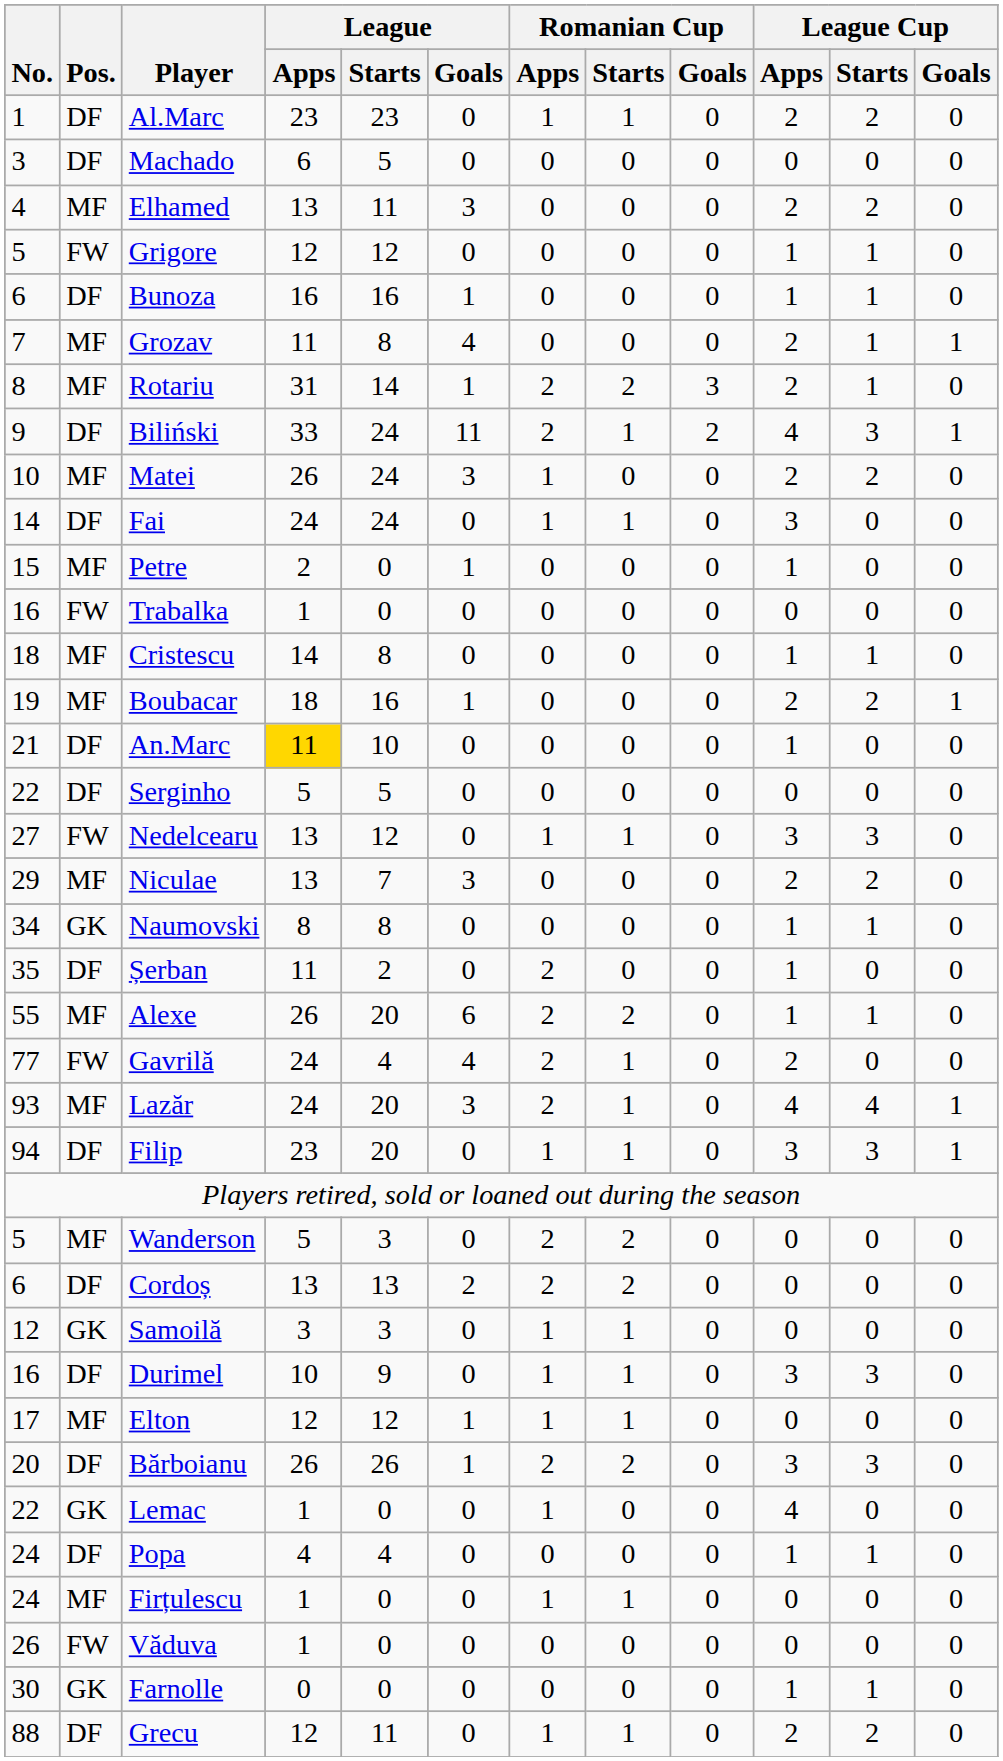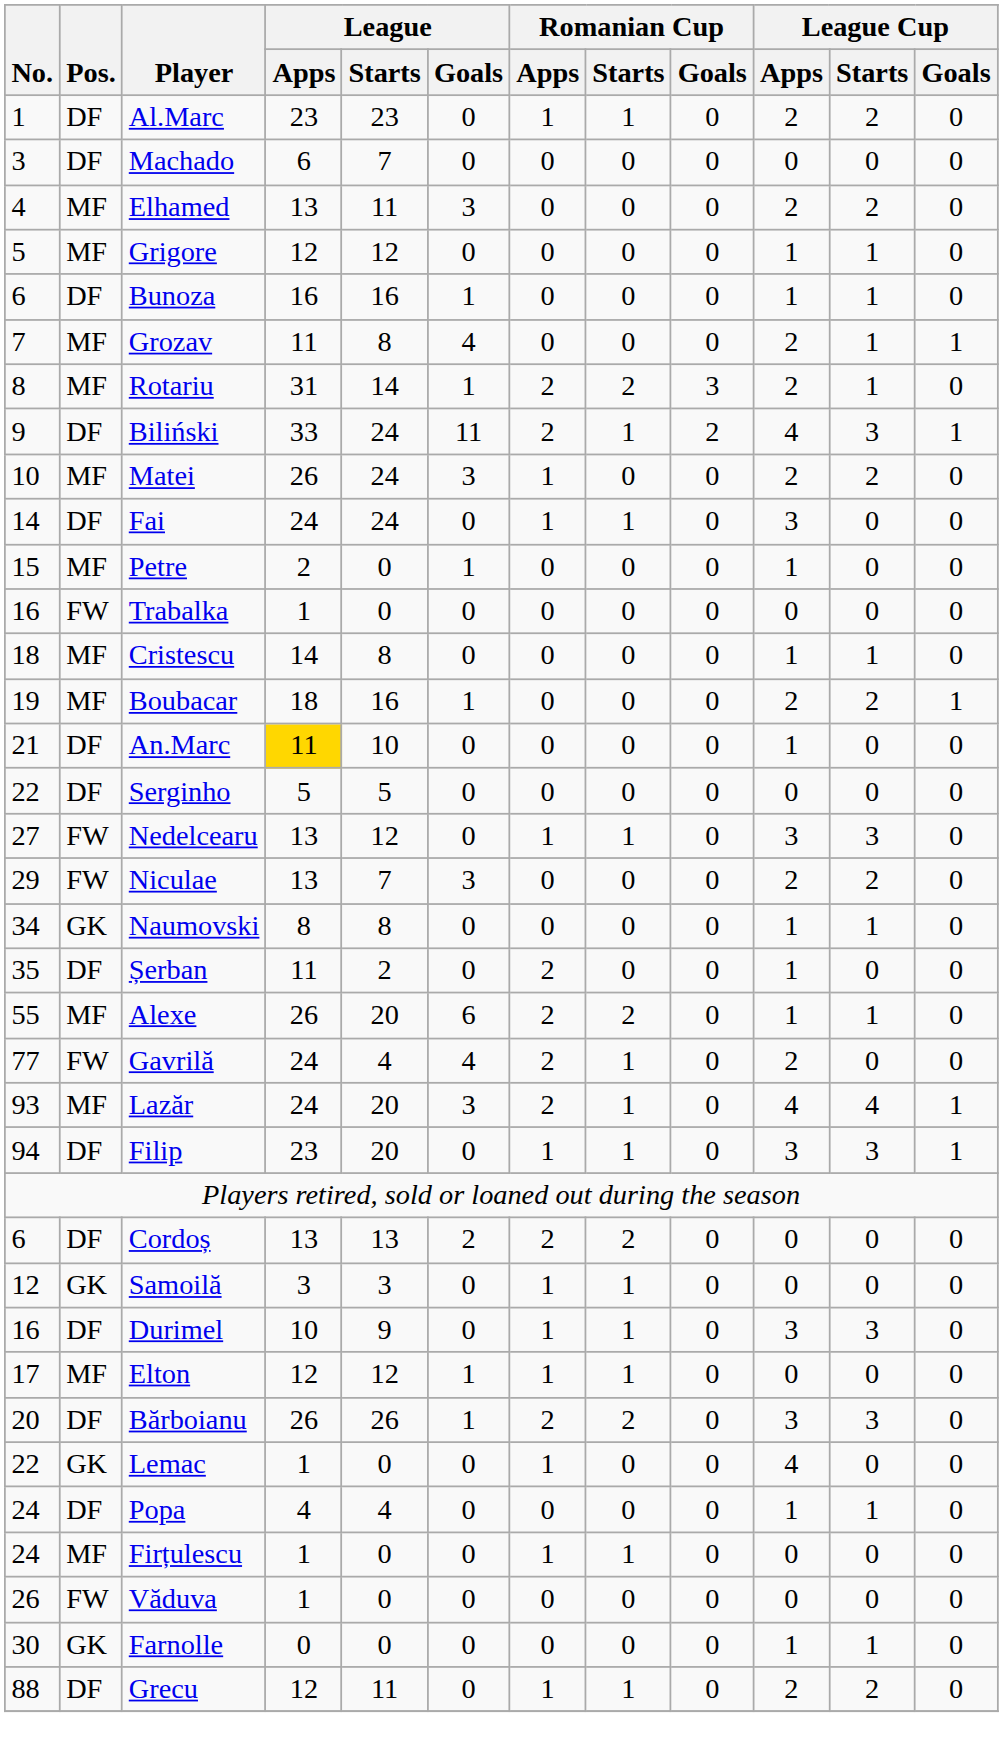(385, 161) 5 -> (385, 161) 7
(87, 251) FW -> (87, 251) MF
(87, 880) MF -> (87, 880) FW
- row: (192, 1239)
